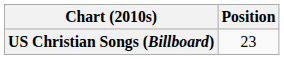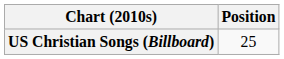(248, 41) 23 -> (248, 41) 25
